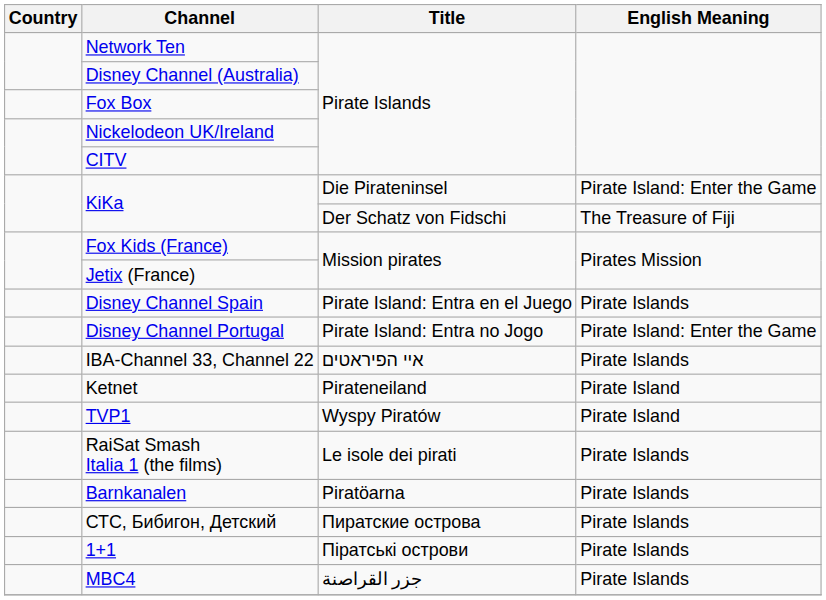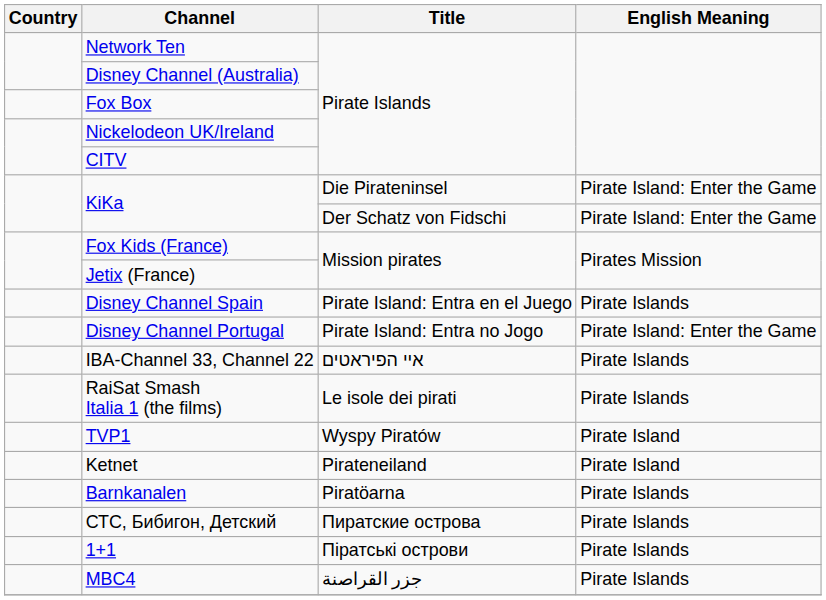(658, 217) The Treasure of Fiji -> (698, 217) Pirate Island: Enter the Game
rows swapped: (154, 455) <-> (112, 388)
